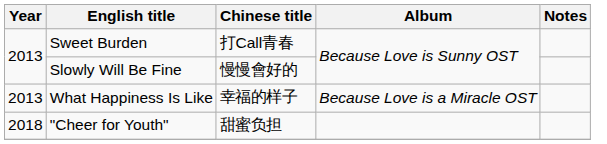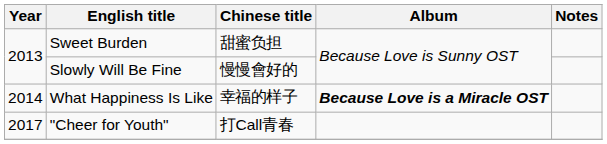(257, 42) 打Call青春 -> (251, 42) 甜蜜负担
(25, 97) 2013 -> (25, 97) 2014
(428, 97) normal -> (434, 97) bold
(25, 125) 2018 -> (25, 125) 2017
(251, 124) 甜蜜负担 -> (257, 124) 打Call青春
